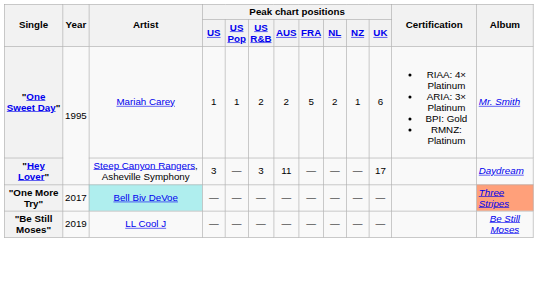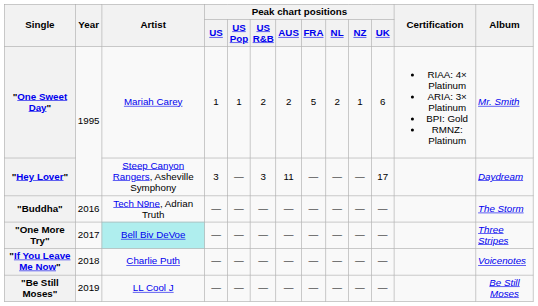+ row: (40, 208)
(494, 197) lightsalmon background -> (493, 235) no background
+ row: (40, 261)
